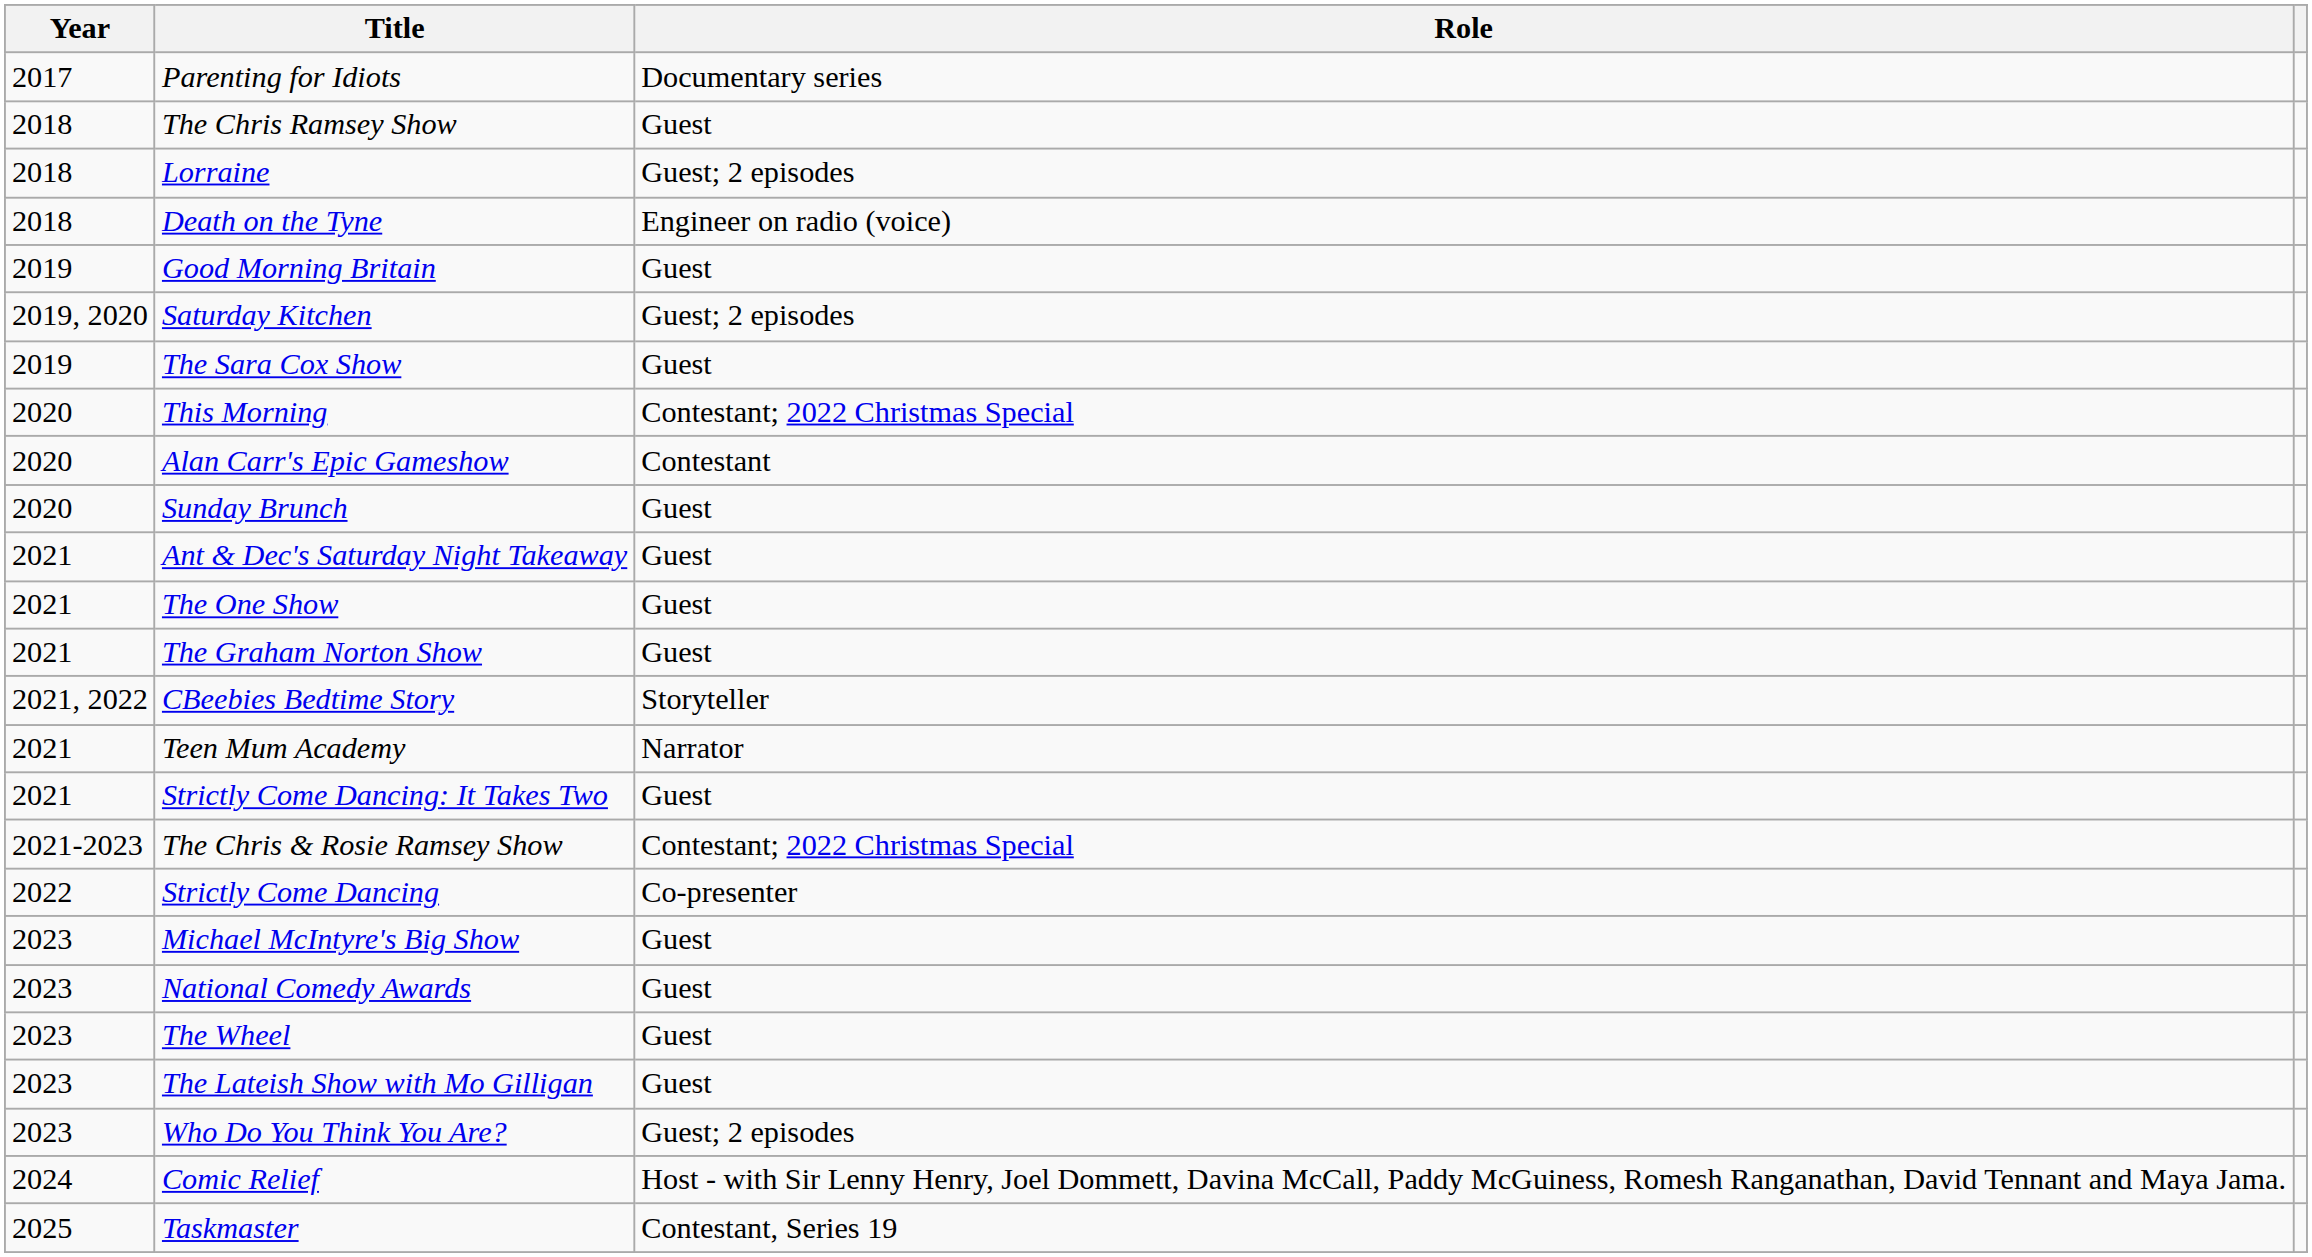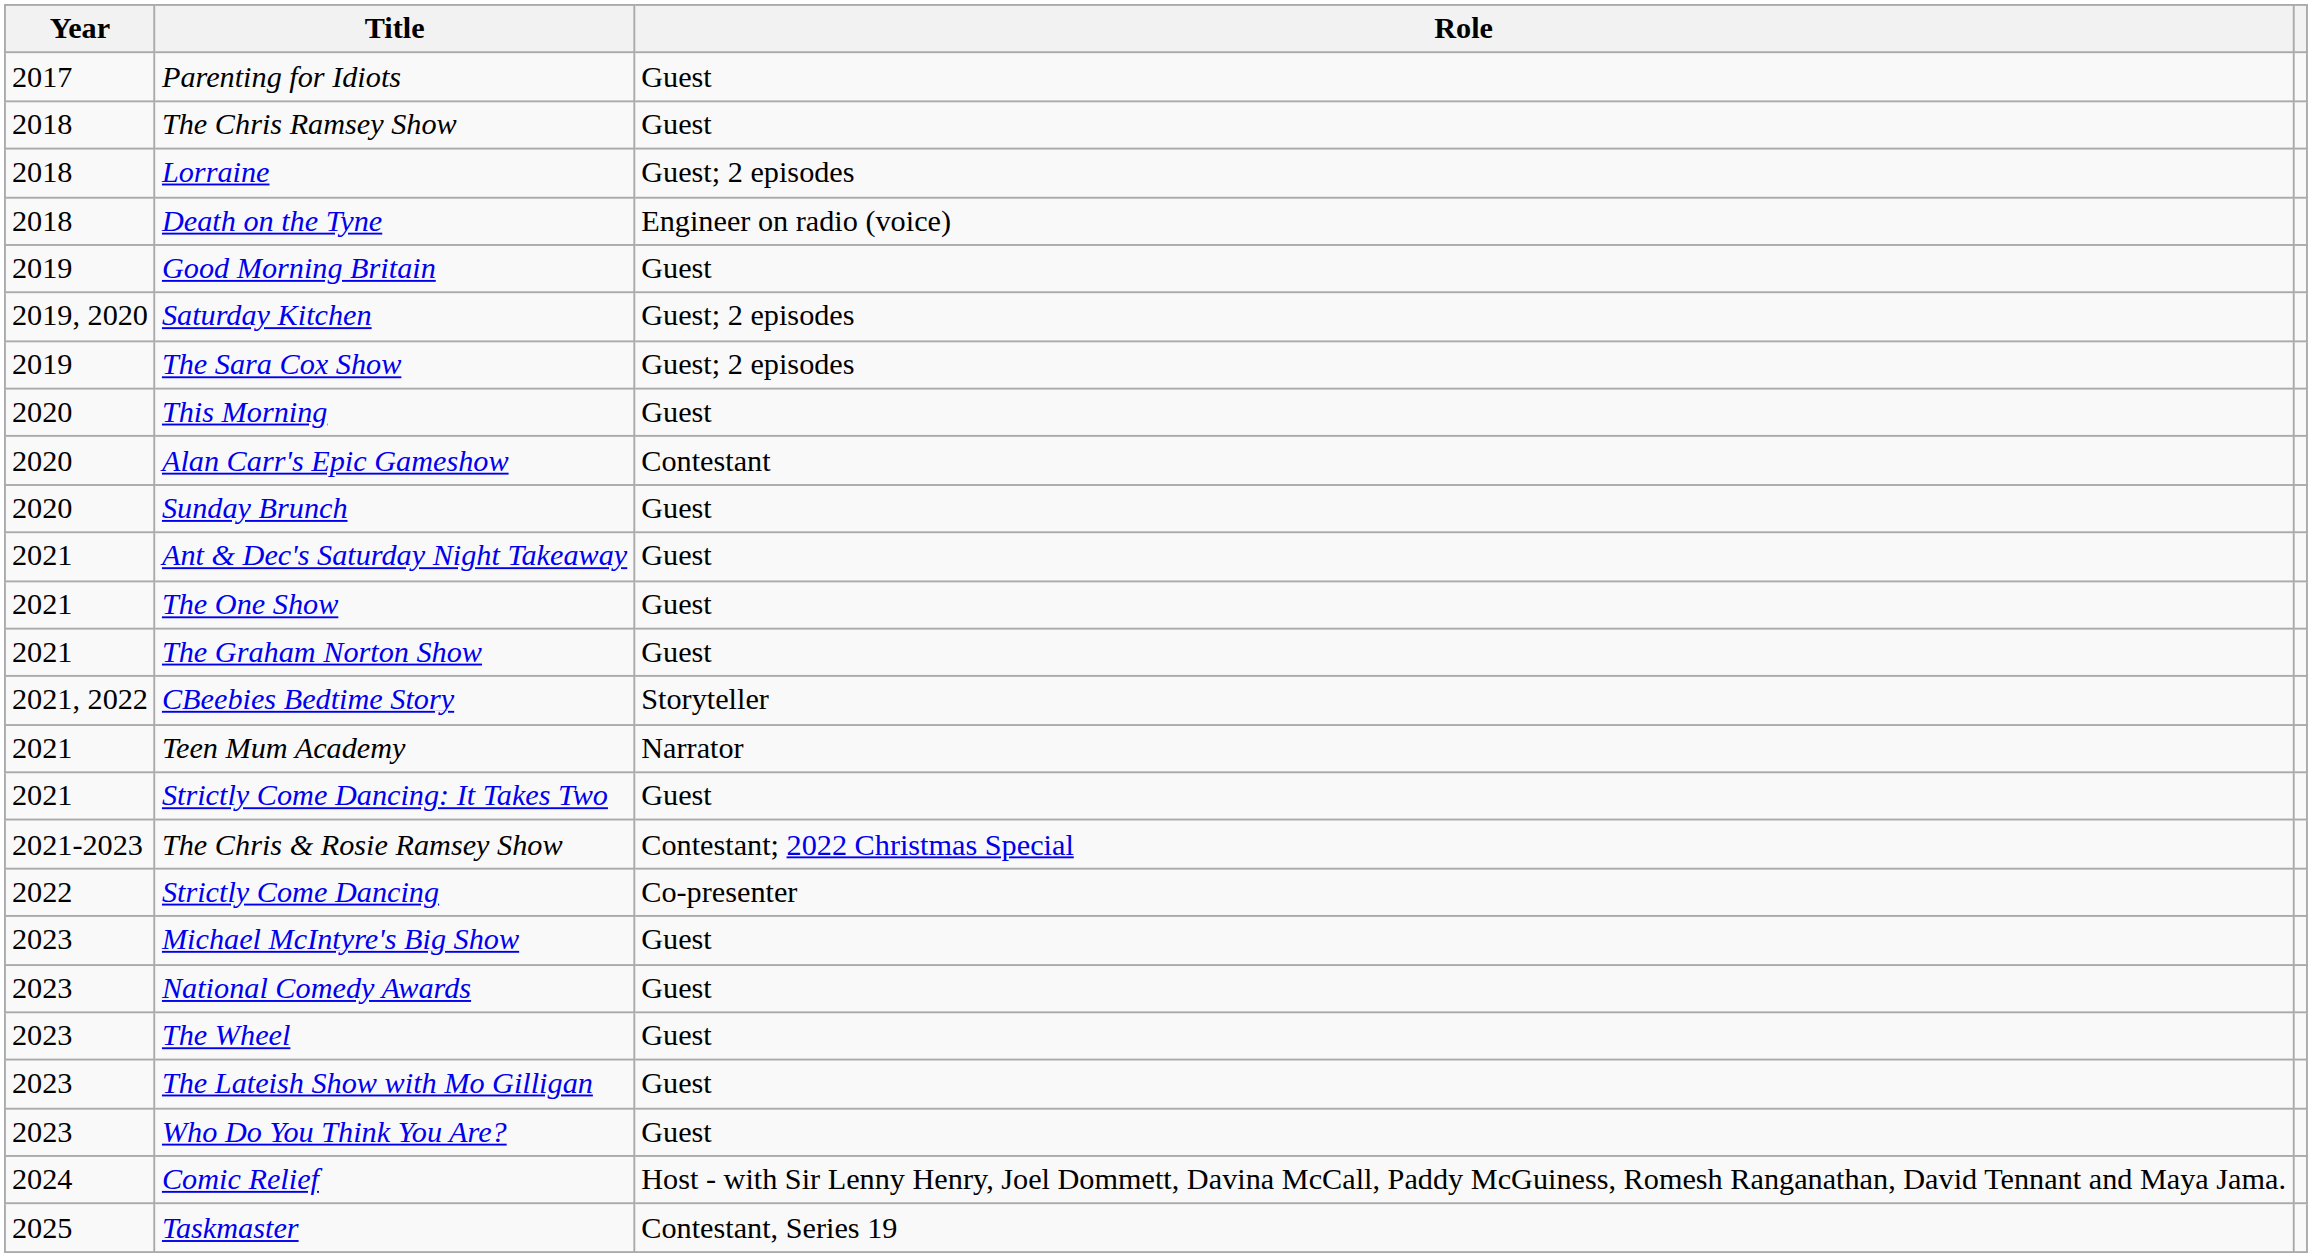(762, 76) Documentary series -> (677, 76) Guest
(677, 364) Guest -> (748, 364) Guest; 2 episodes
(858, 412) Contestant; 2022 Christmas Special -> (677, 412) Guest
(748, 1131) Guest; 2 episodes -> (677, 1131) Guest
